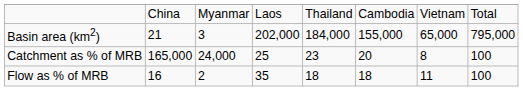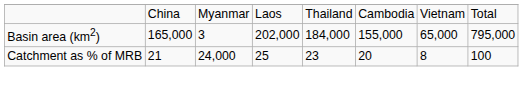(155, 35) 21 -> (170, 35) 165,000
(170, 56) 165,000 -> (155, 56) 21
- row: (58, 76)
